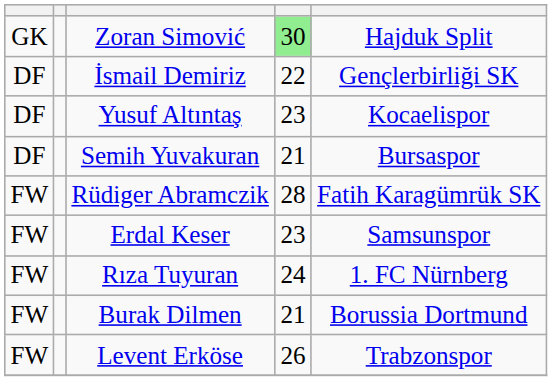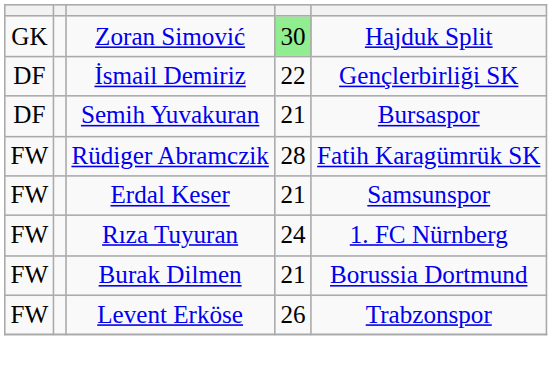- row: (170, 115)
(293, 235) 23 -> (293, 195) 21
